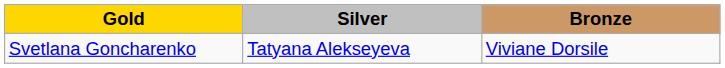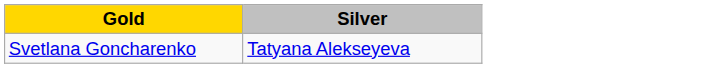- column: (601, 19)
